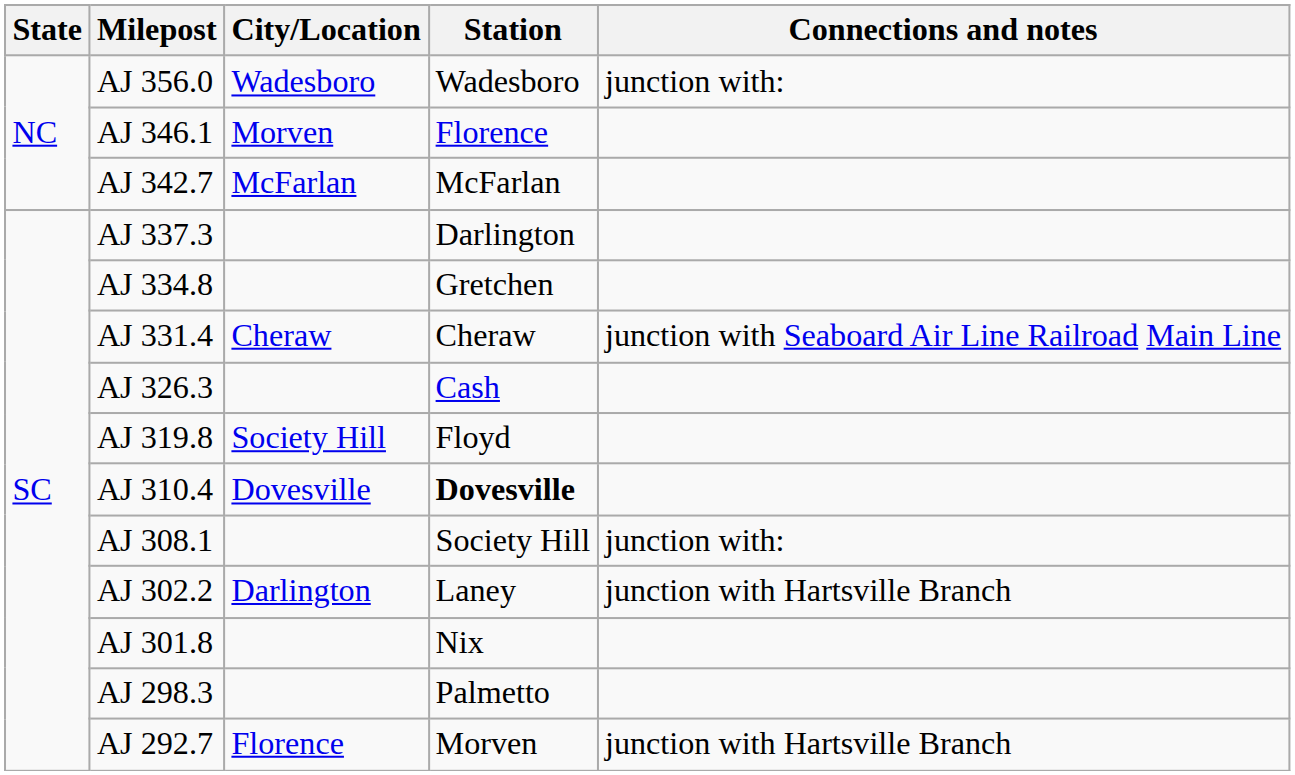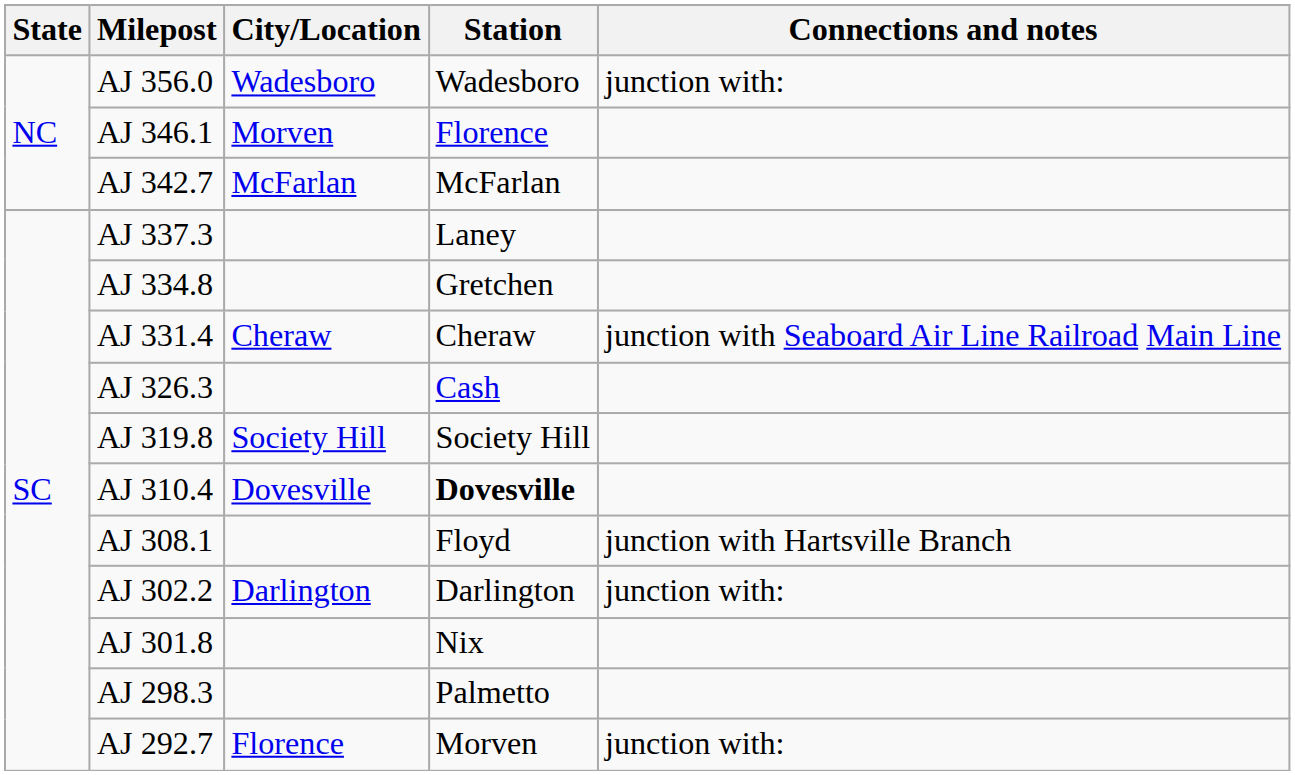(505, 234) Darlington -> (476, 234) Laney
(473, 438) Floyd -> (513, 438) Society Hill
(513, 540) Society Hill -> (473, 540) Floyd
(695, 540) junction with: -> (808, 540) junction with Hartsville Branch
(476, 591) Laney -> (505, 591) Darlington
(808, 591) junction with Hartsville Branch -> (695, 591) junction with:
(808, 744) junction with Hartsville Branch -> (695, 744) junction with:
